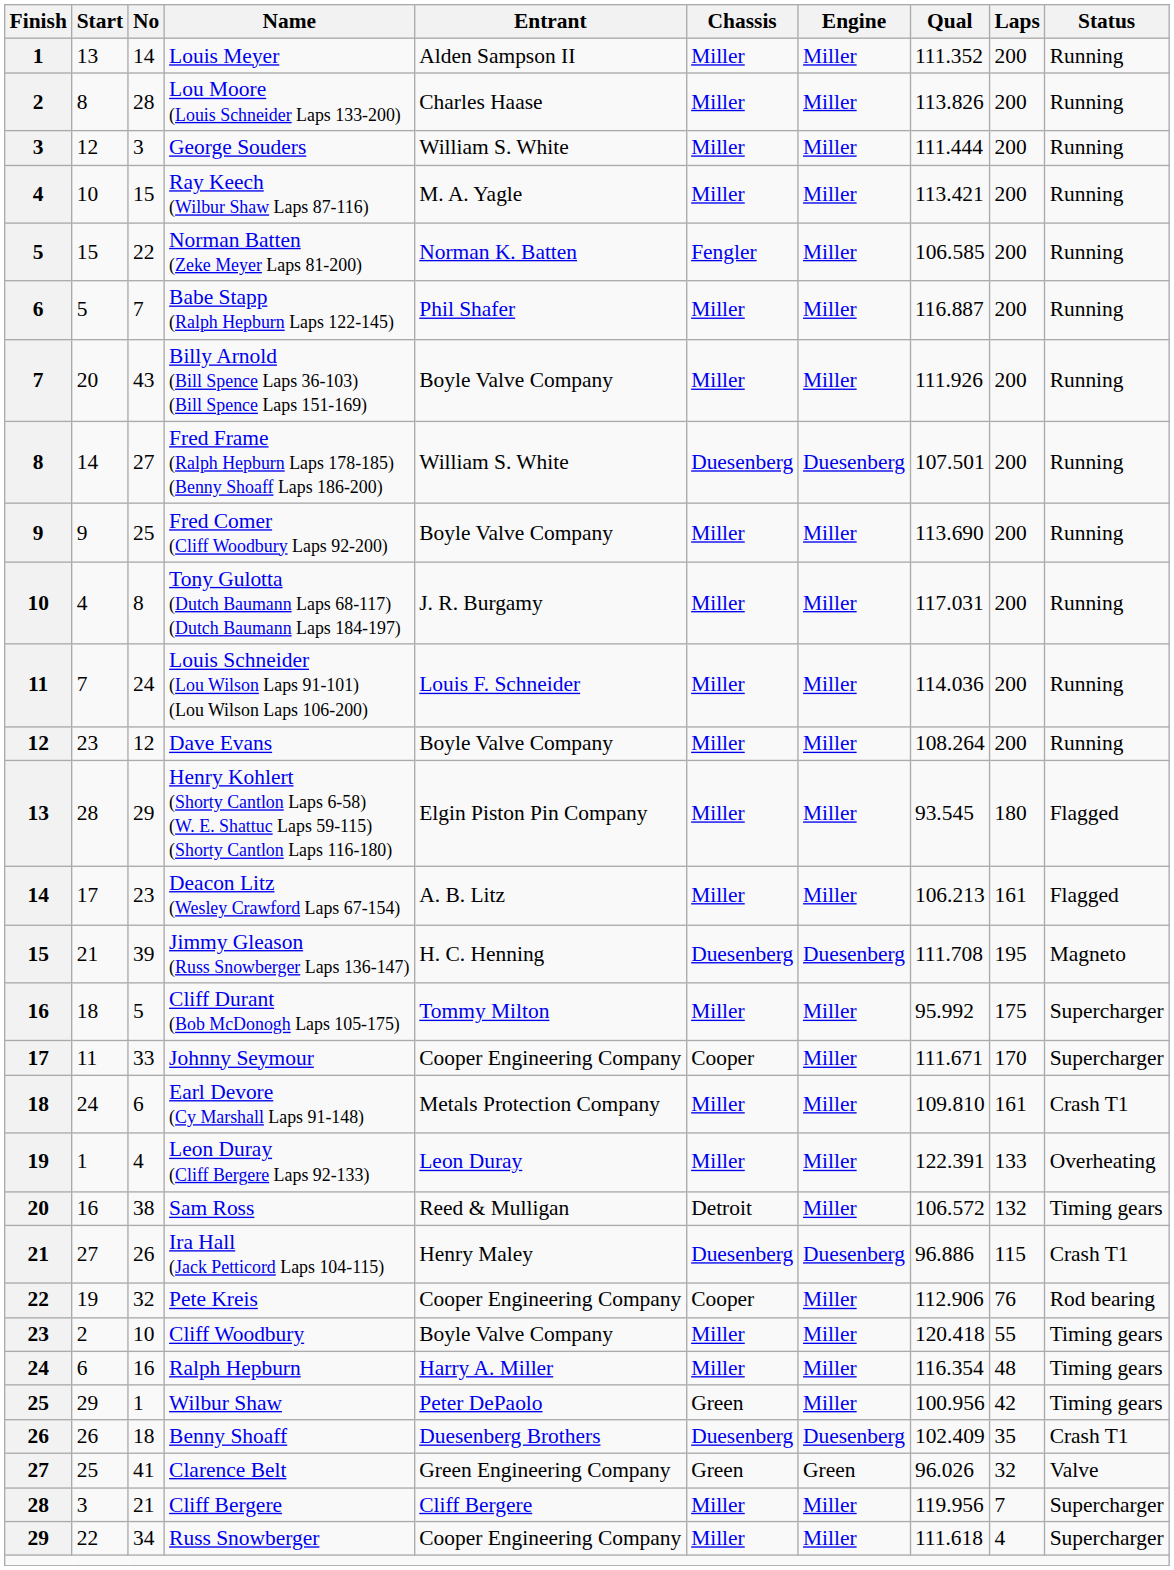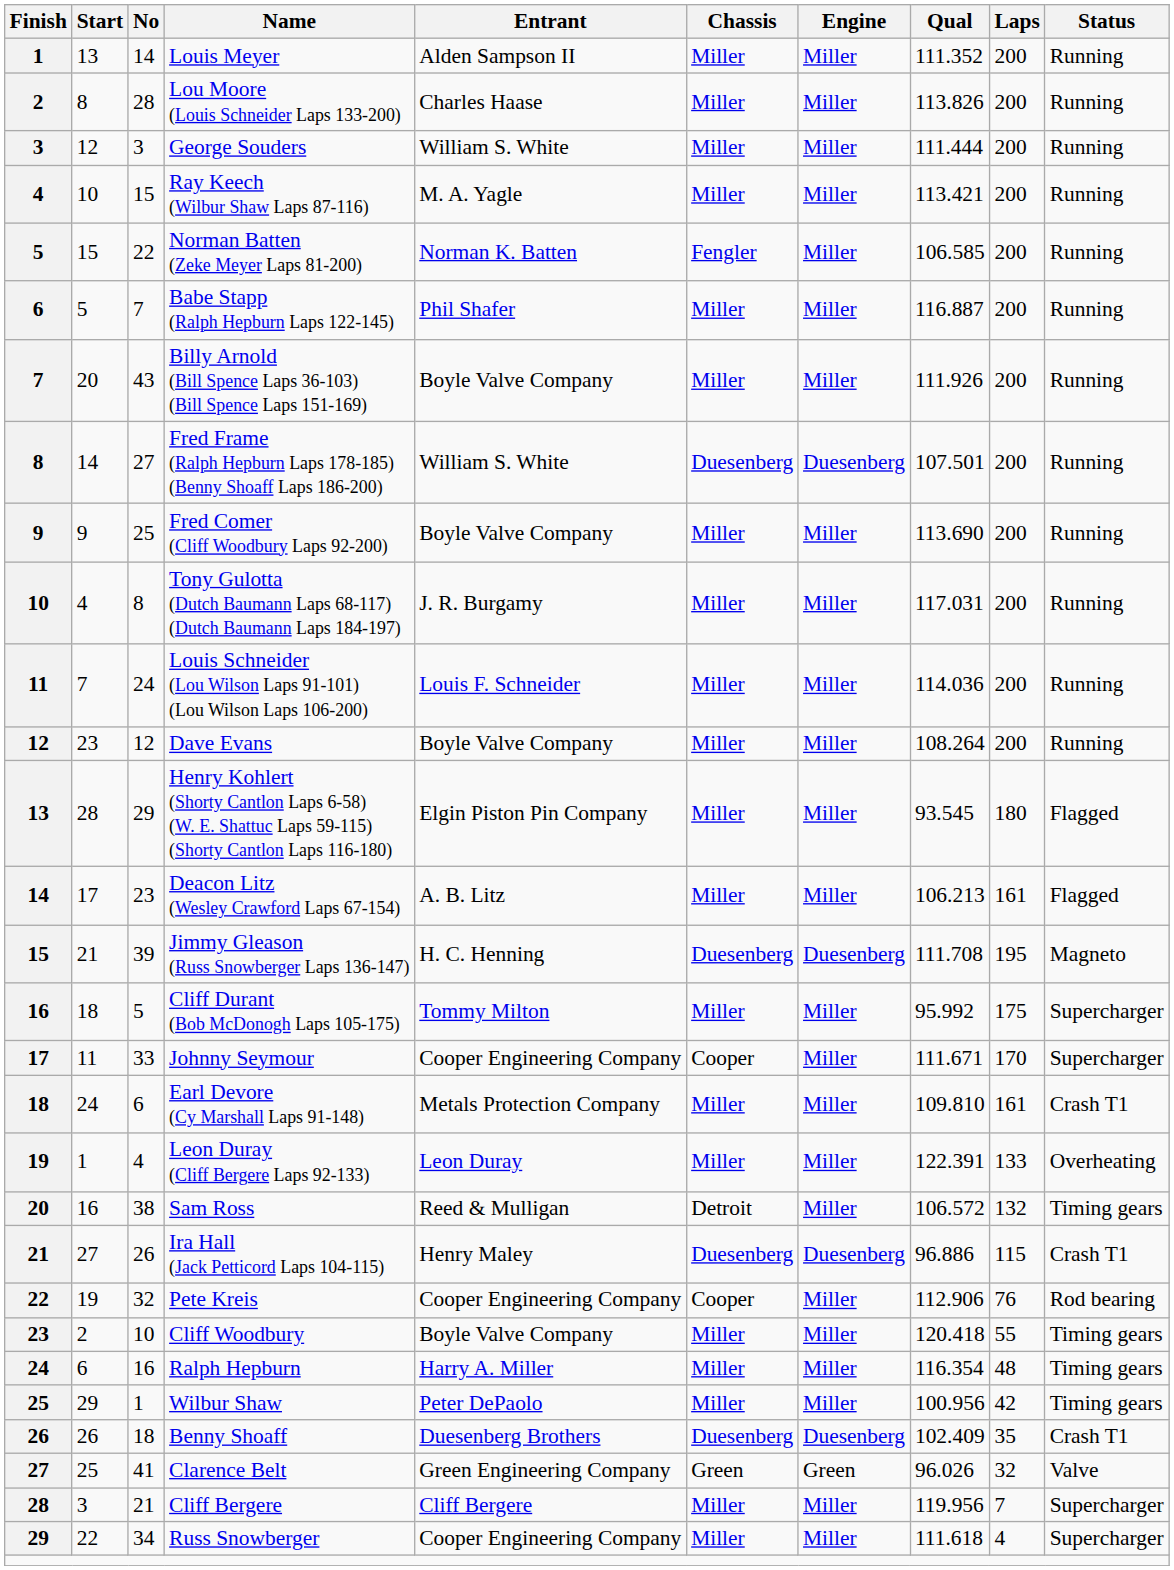(717, 1402) Green -> (718, 1402) Miller
